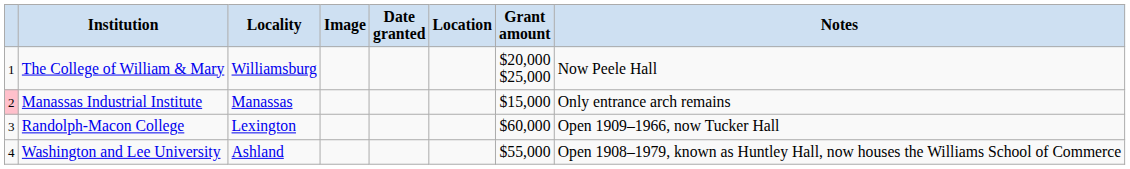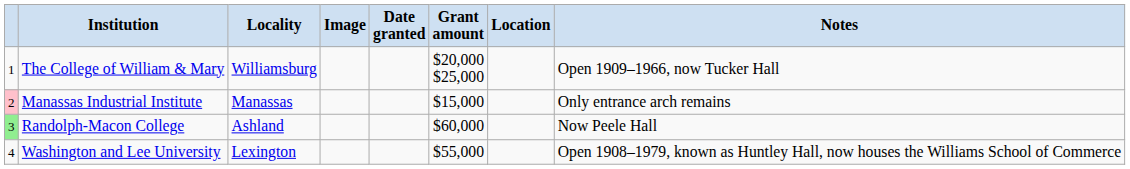columns swapped: (525, 25) <-> (462, 25)
(607, 68) Now Peele Hall -> (669, 68) Open 1909–1966, now Tucker Hall
(11, 127) no background -> (11, 127) lightgreen background
(264, 126) Lexington -> (258, 126) Ashland
(669, 126) Open 1909–1966, now Tucker Hall -> (607, 126) Now Peele Hall
(258, 151) Ashland -> (264, 151) Lexington
